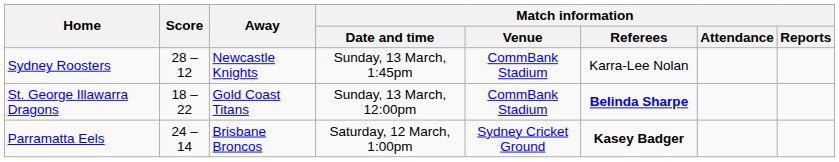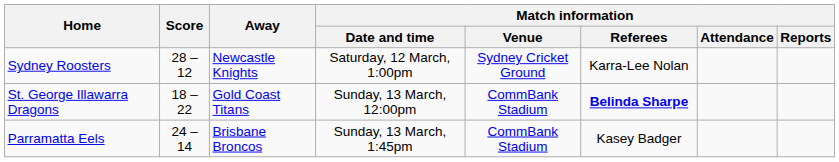(390, 66) Sunday, 13 March, 1:45pm -> (390, 66) Saturday, 12 March, 1:00pm
(523, 66) CommBank Stadium -> (523, 66) Sydney Cricket Ground
(390, 139) Saturday, 12 March, 1:00pm -> (390, 139) Sunday, 13 March, 1:45pm
(523, 139) Sydney Cricket Ground -> (523, 139) CommBank Stadium
(639, 139) bold -> (639, 139) normal
